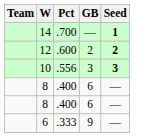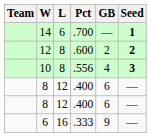+ column: (62, 13)
(90, 68) 3 -> (107, 68) 4
